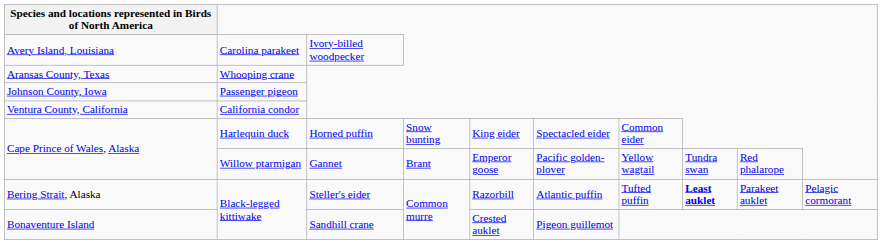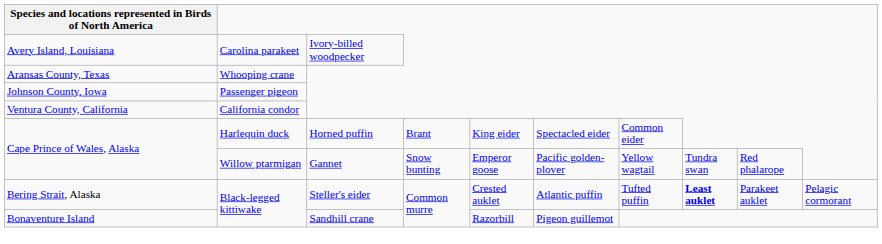(423, 133) Snow bunting -> (419, 133) Brant
(419, 164) Brant -> (423, 164) Snow bunting
(493, 194) Razorbill -> (489, 194) Crested auklet
(489, 224) Crested auklet -> (493, 218) Razorbill
